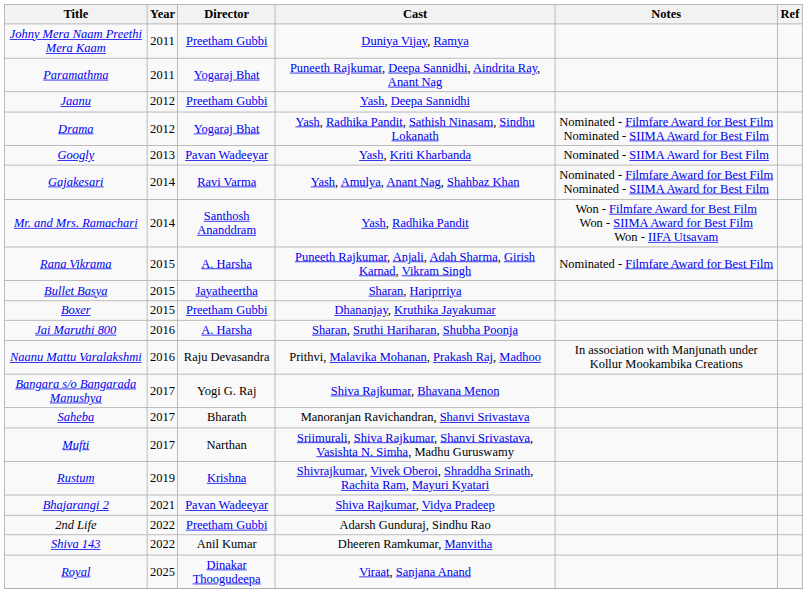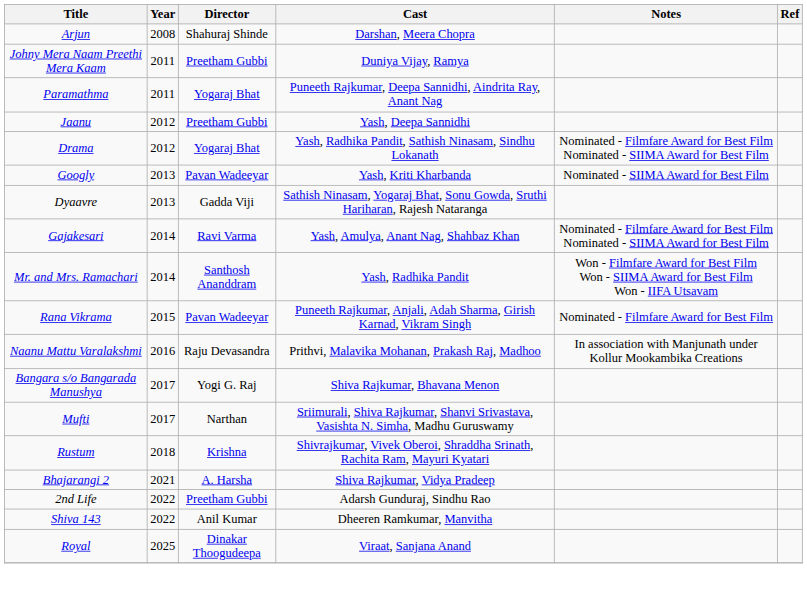+ row: (76, 34)
+ row: (76, 202)
(227, 263) A. Harsha -> (227, 317) Pavan Wadeeyar
- row: (76, 290)
- row: (76, 310)
- row: (76, 330)
- row: (76, 417)
(163, 478) 2019 -> (163, 452) 2018
(227, 505) Pavan Wadeeyar -> (227, 479) A. Harsha
